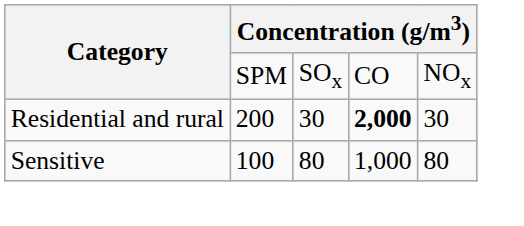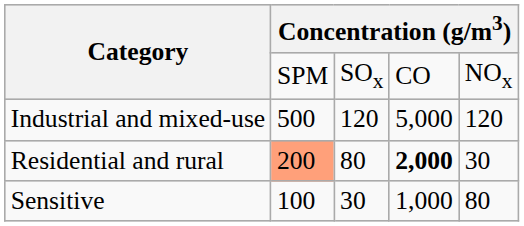+ row: (138, 119)
(255, 119) no background -> (296, 160) lightsalmon background
(312, 119) 30 -> (353, 160) 80
(312, 160) 80 -> (353, 200) 30
